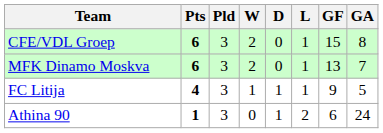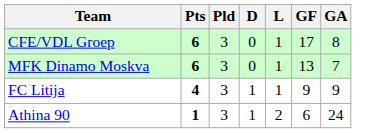- column: (252, 16)
(333, 41) 15 -> (306, 41) 17
(362, 90) 5 -> (336, 90) 9
